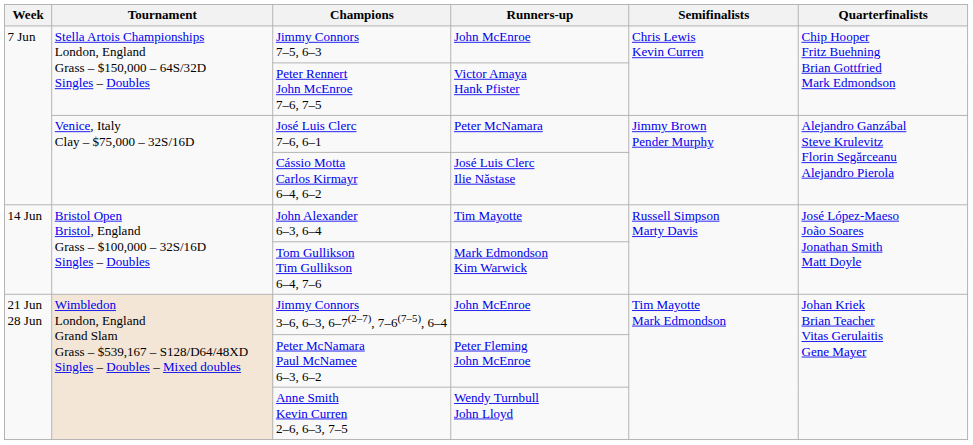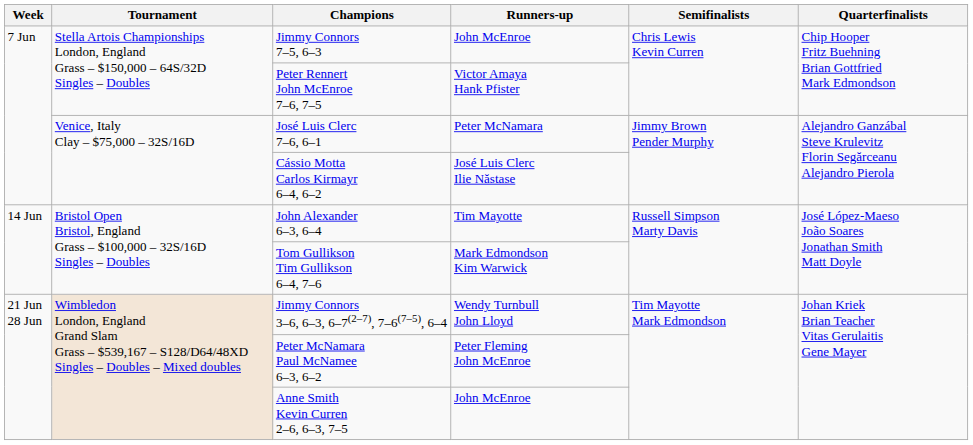(492, 305) John McEnroe -> (496, 313) Wendy Turnbull John Lloyd
(496, 405) Wendy Turnbull John Lloyd -> (492, 397) John McEnroe
